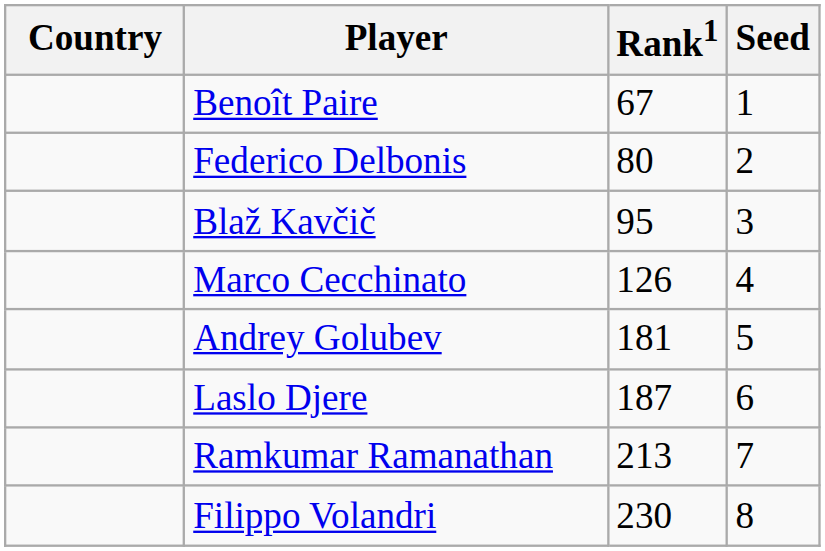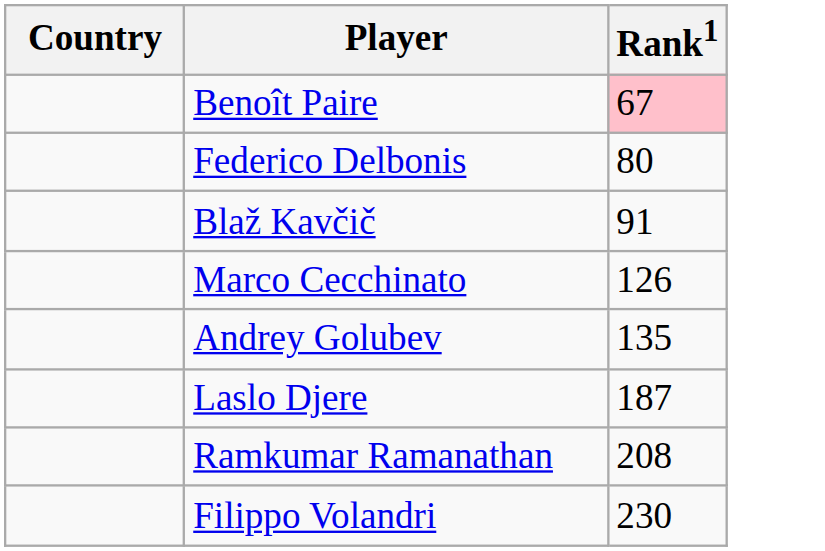- column: (773, 38)
(635, 102) no background -> (635, 102) pink background
(635, 220) 95 -> (635, 220) 91
(644, 338) 181 -> (644, 338) 135
(644, 456) 213 -> (644, 456) 208
